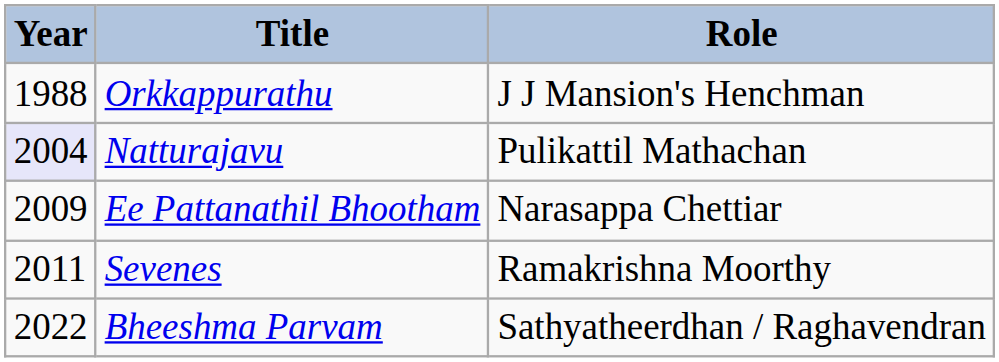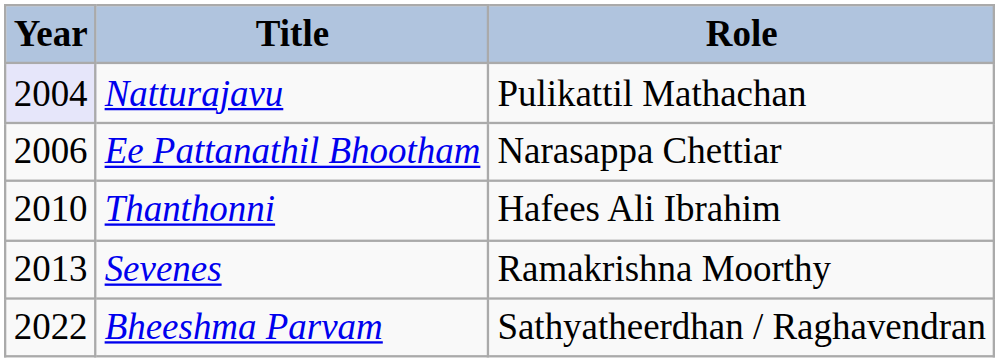- row: (219, 92)
(51, 209) 2009 -> (51, 151) 2006
+ row: (190, 209)
(50, 268) 2011 -> (51, 268) 2013
